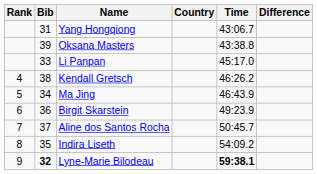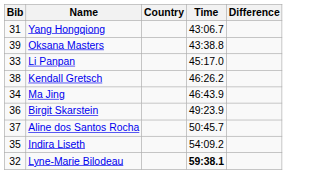- column: (19, 12)
(45, 161) bold -> (15, 161) normal
